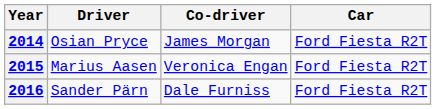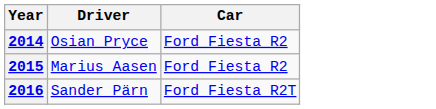- column: (226, 17)
(361, 41) Ford Fiesta R2T -> (226, 41) Ford Fiesta R2
(361, 66) Ford Fiesta R2T -> (226, 66) Ford Fiesta R2
